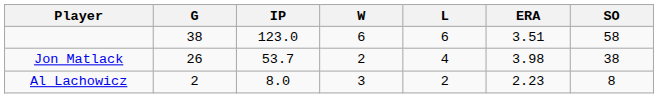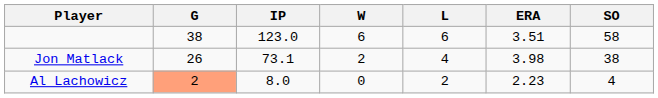(278, 60) 53.7 -> (278, 60) 73.1
(195, 82) no background -> (195, 82) lightsalmon background
(361, 82) 3 -> (361, 82) 0
(612, 82) 8 -> (612, 82) 4
